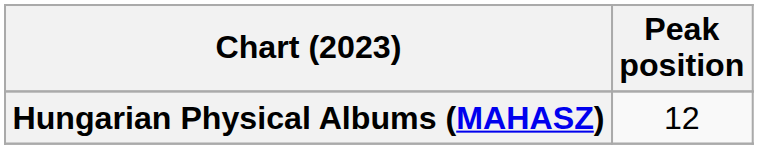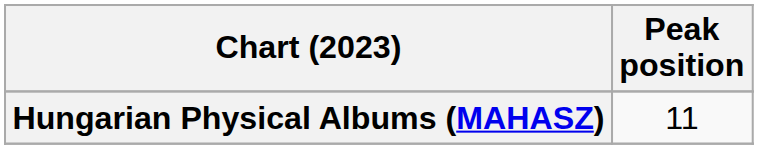(682, 117) 12 -> (682, 117) 11
